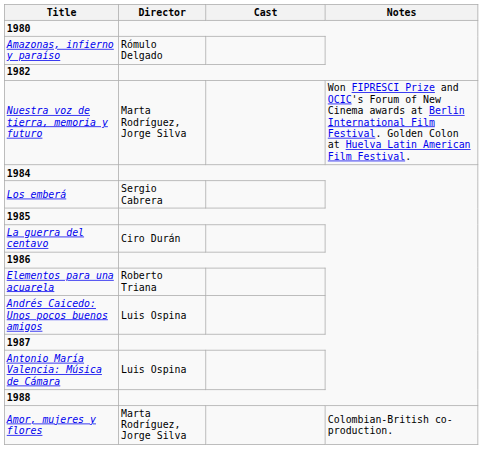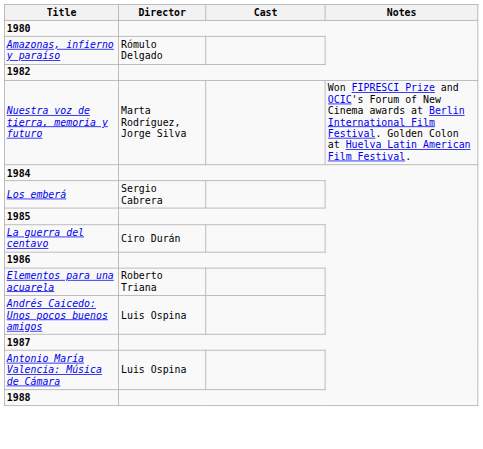- row: (51, 425)
